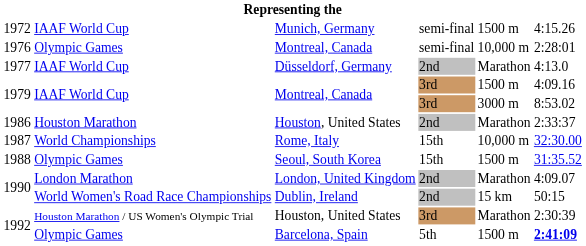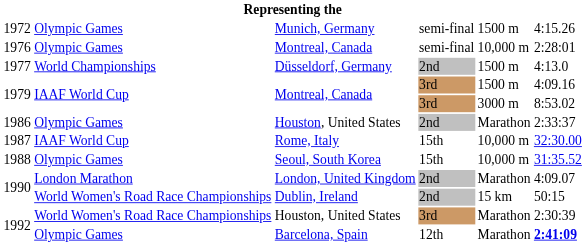(81, 28) IAAF World Cup -> (79, 28) Olympic Games
(81, 66) IAAF World Cup -> (95, 66) World Championships
(504, 66) Marathon -> (498, 66) 1500 m
(85, 122) Houston Marathon -> (79, 122) Olympic Games
(95, 141) World Championships -> (81, 141) IAAF World Cup
(498, 159) 1500 m -> (503, 159) 10,000 m
(144, 216) Houston Marathon / US Women's Olympic Trial -> (153, 215) World Women's Road Race Championships
(428, 234) 5th -> (431, 234) 12th
(498, 234) 1500 m -> (504, 234) Marathon
